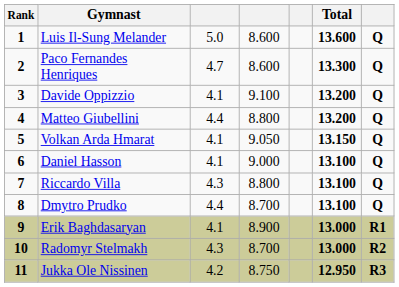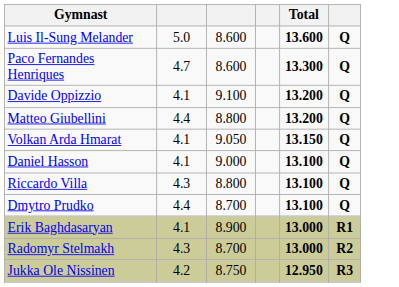- column: (21, 16)
